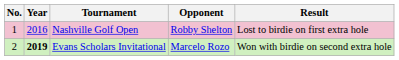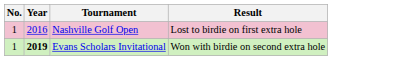- column: (201, 13)
(14, 47) 2 -> (14, 47) 1
